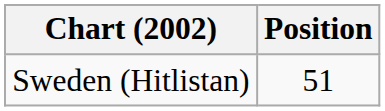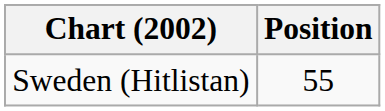(318, 79) 51 -> (318, 79) 55
